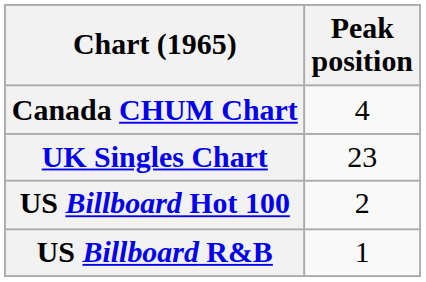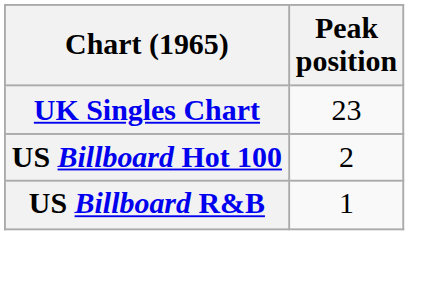- row: (155, 109)
